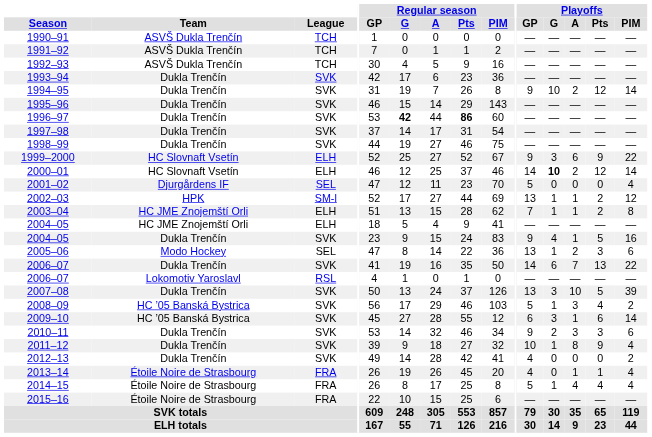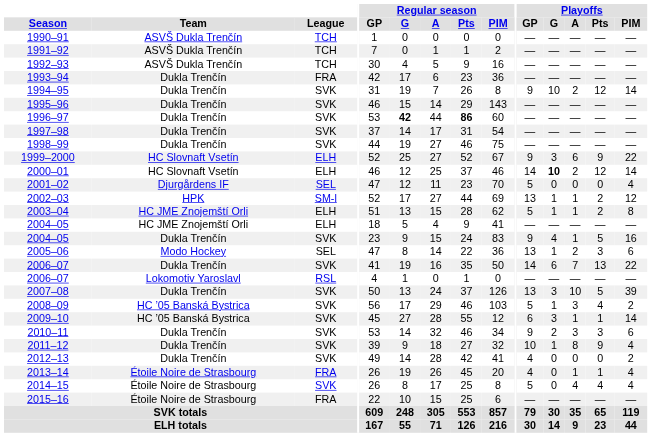(326, 77) SVK -> (326, 77) FRA
(530, 211) 7 -> (530, 211) 5
(600, 319) 6 -> (600, 319) 1
(326, 386) FRA -> (326, 386) SVK
(554, 386) 1 -> (554, 386) 0
